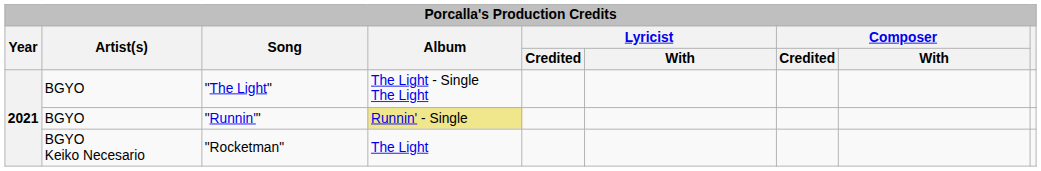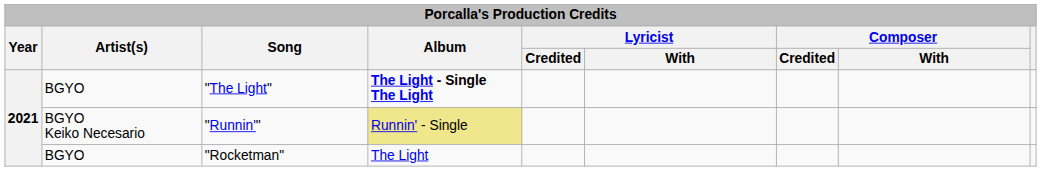(425, 88) normal -> (429, 88) bold
(65, 118) BGYO -> (95, 125) BGYO Keiko Necesario
(95, 147) BGYO Keiko Necesario -> (65, 155) BGYO
